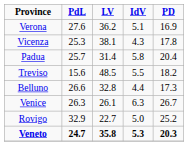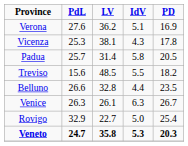(168, 57) 20.4 -> (168, 57) 20.5
(168, 88) 17.3 -> (168, 88) 23.5
(168, 118) 25.2 -> (168, 118) 25.4
